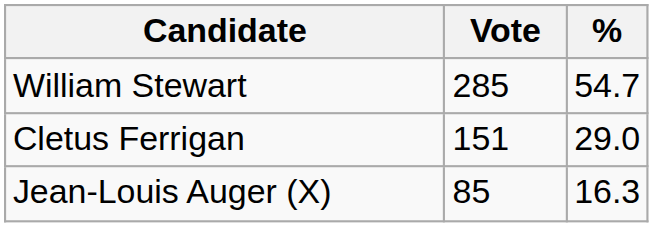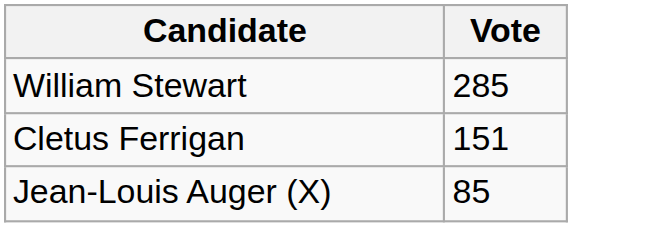- column: (607, 31)
